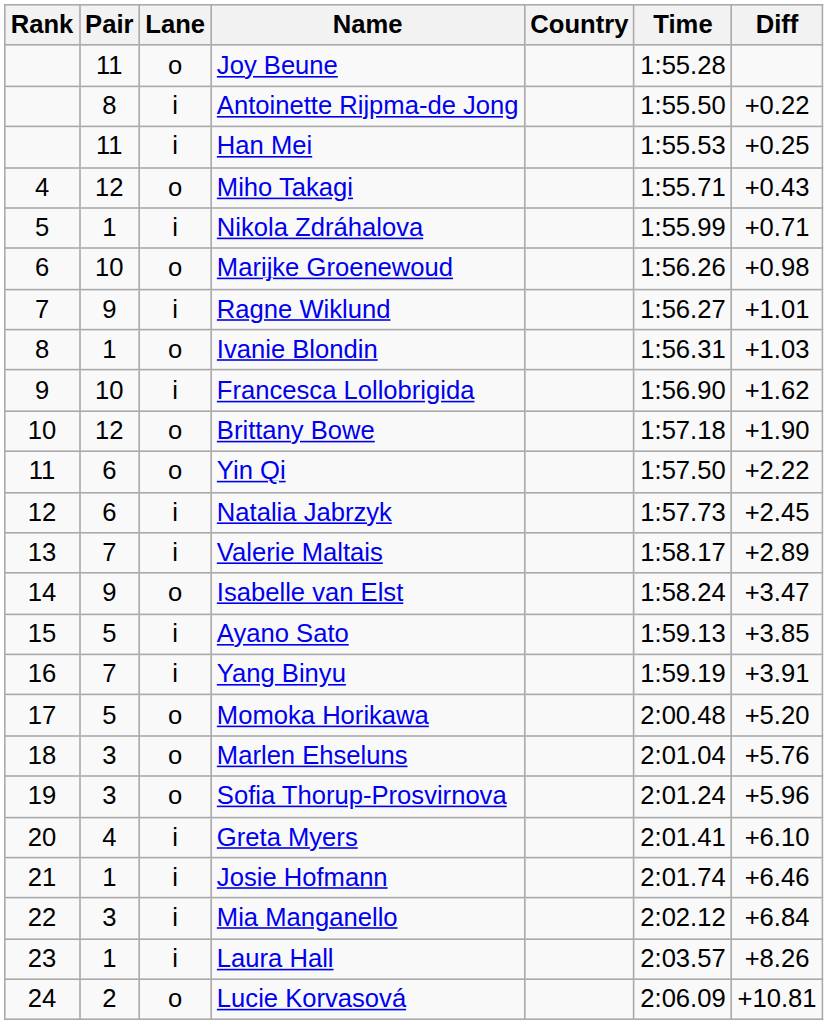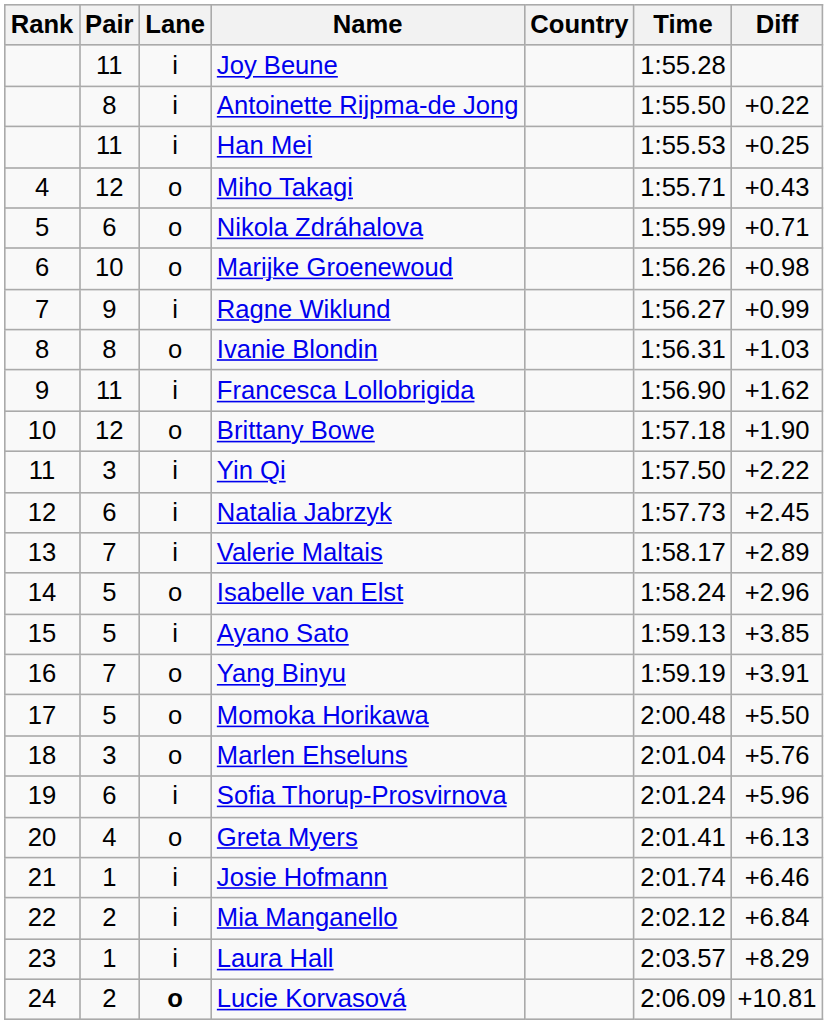(175, 65) o -> (175, 65) i
(109, 227) 1 -> (109, 227) 6
(175, 227) i -> (175, 227) o
(777, 308) +1.01 -> (777, 308) +0.99
(109, 349) 1 -> (109, 349) 8
(109, 390) 10 -> (109, 390) 11
(109, 471) 6 -> (109, 471) 3
(175, 471) o -> (175, 471) i
(109, 593) 9 -> (109, 593) 5
(777, 593) +3.47 -> (777, 593) +2.96
(175, 674) i -> (175, 674) o
(777, 715) +5.20 -> (777, 715) +5.50
(109, 796) 3 -> (109, 796) 6
(175, 796) o -> (175, 796) i
(175, 836) i -> (175, 836) o
(777, 836) +6.10 -> (777, 836) +6.13
(109, 918) 3 -> (109, 918) 2
(777, 958) +8.26 -> (777, 958) +8.29
(175, 999) normal -> (175, 999) bold
